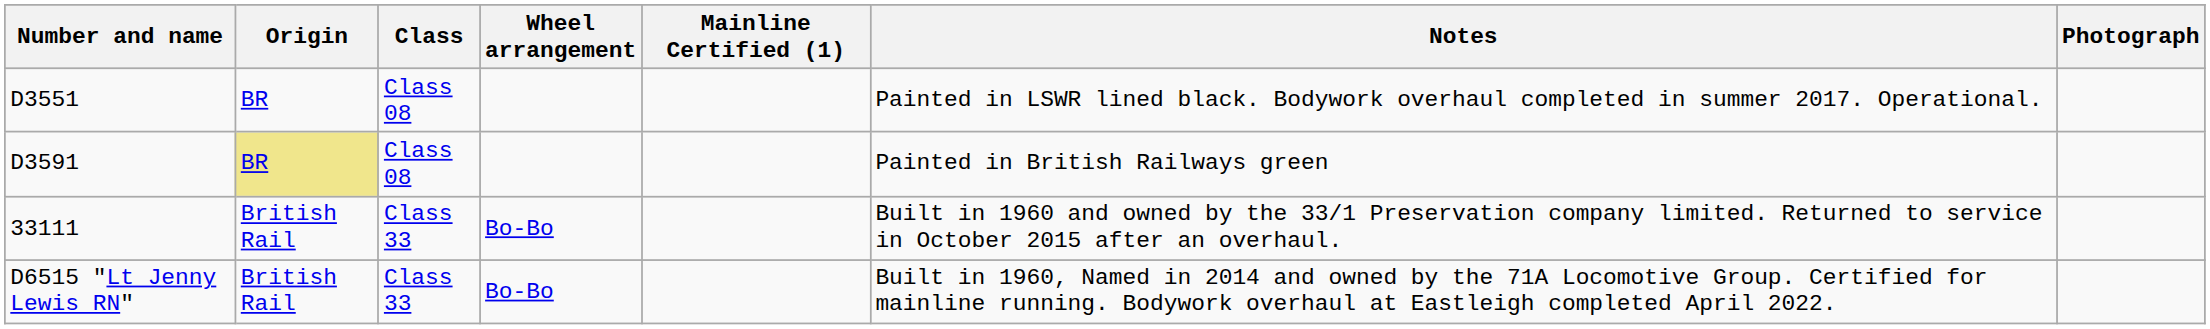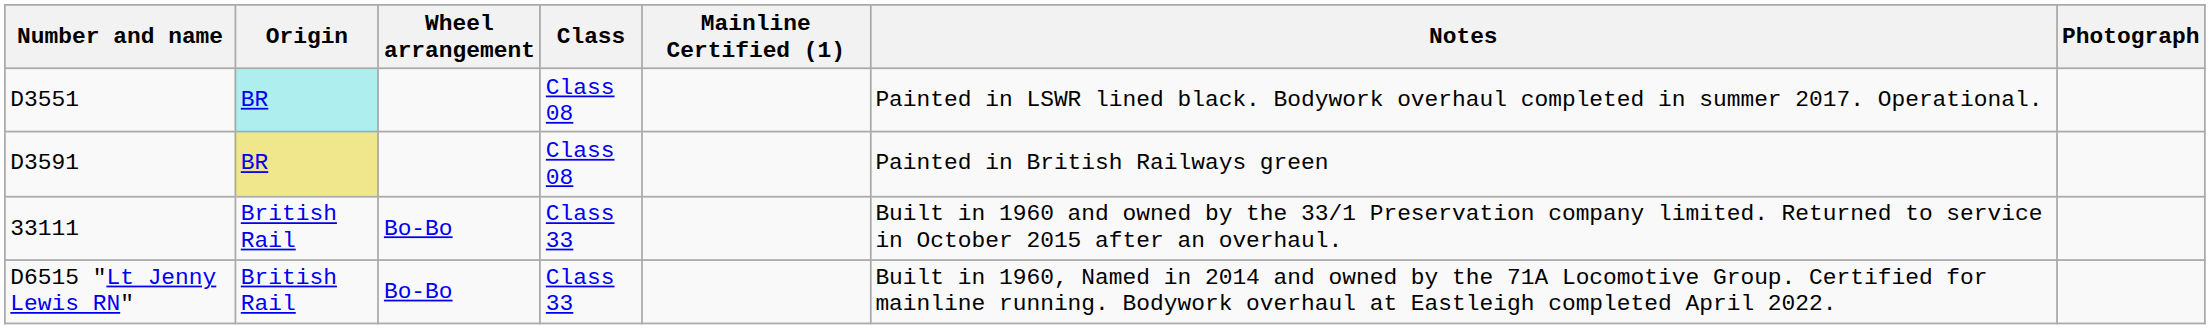columns swapped: (561, 37) <-> (429, 37)
(255, 100) no background -> (255, 100) paleturquoise background
